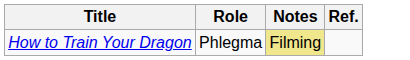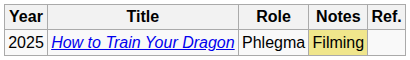+ column: (26, 17)
